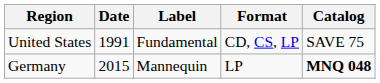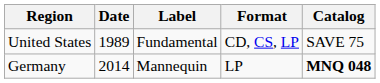(114, 41) 1991 -> (114, 41) 1989
(114, 66) 2015 -> (114, 66) 2014
